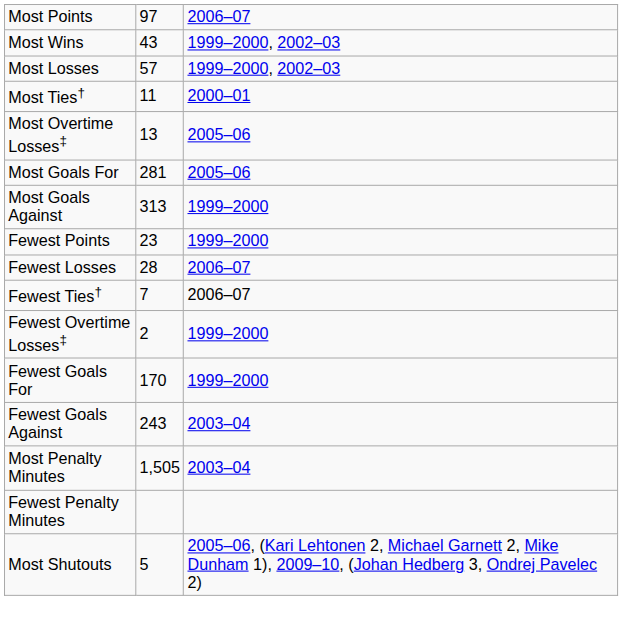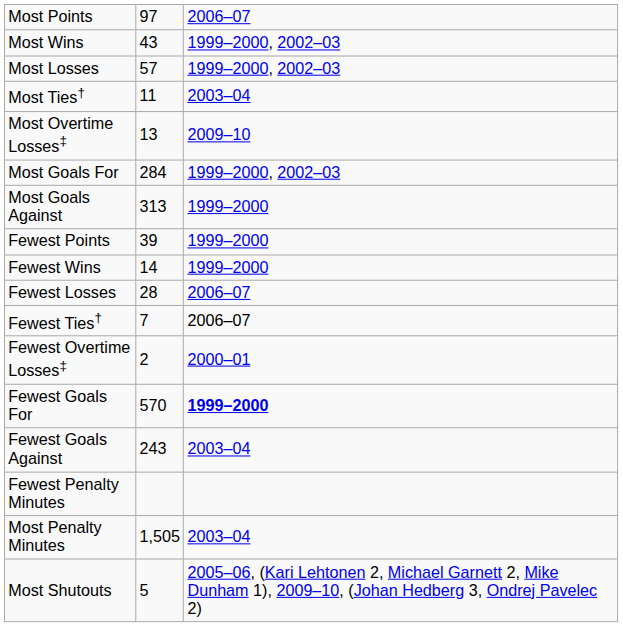(219, 96) 2000–01 -> (219, 96) 2003–04
(219, 135) 2005–06 -> (219, 135) 2009–10
(153, 172) 281 -> (153, 172) 284
(219, 172) 2005–06 -> (264, 172) 1999–2000, 2002–03
(149, 241) 23 -> (149, 241) 39
+ row: (54, 267)
(228, 334) 1999–2000 -> (219, 359) 2000–01
(153, 380) 170 -> (153, 405) 570
(228, 380) normal -> (228, 405) bold
rows swapped: (55, 467) <-> (63, 511)
